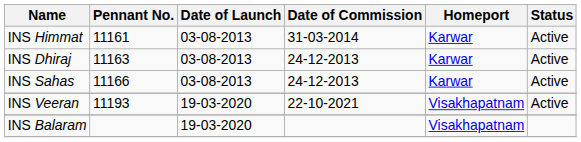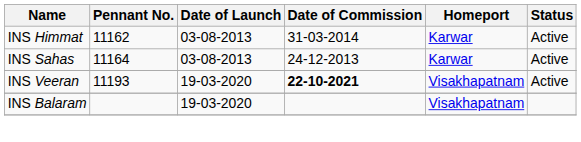(111, 37) 11161 -> (111, 37) 11162
- row: (39, 59)
(111, 81) 11166 -> (111, 59) 11164
(323, 103) normal -> (323, 81) bold
